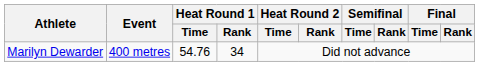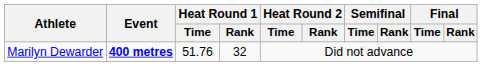(139, 52) normal -> (141, 52) bold
(195, 52) 54.76 -> (198, 52) 51.76
(237, 52) 34 -> (240, 52) 32
